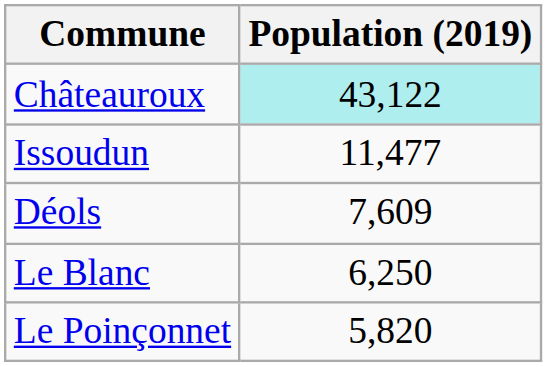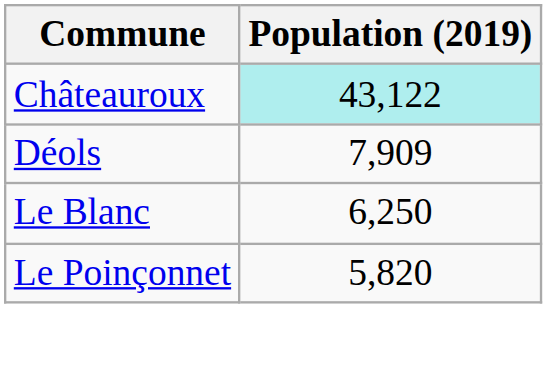- row: (81, 152)
(390, 212) 7,609 -> (390, 152) 7,909
